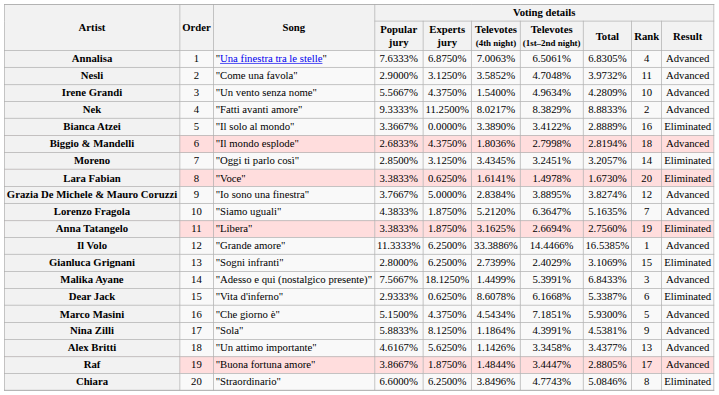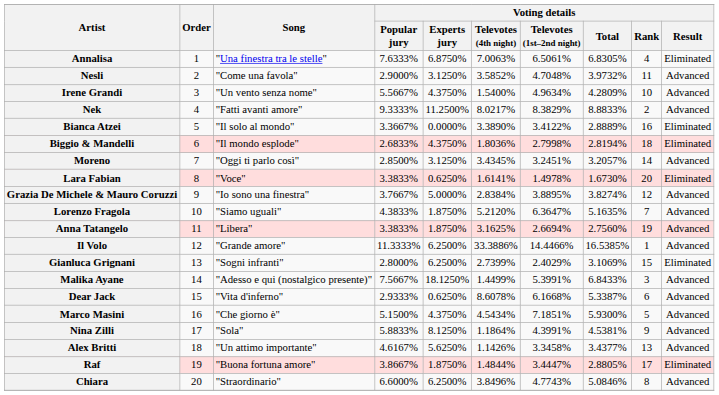(688, 59) Advanced -> (688, 59) Eliminated
(688, 144) Advanced -> (688, 144) Eliminated
(688, 161) Eliminated -> (688, 161) Advanced
(688, 229) Eliminated -> (688, 229) Advanced
(688, 297) Eliminated -> (688, 297) Advanced
(688, 365) Advanced -> (688, 365) Eliminated
(688, 382) Eliminated -> (688, 382) Advanced
